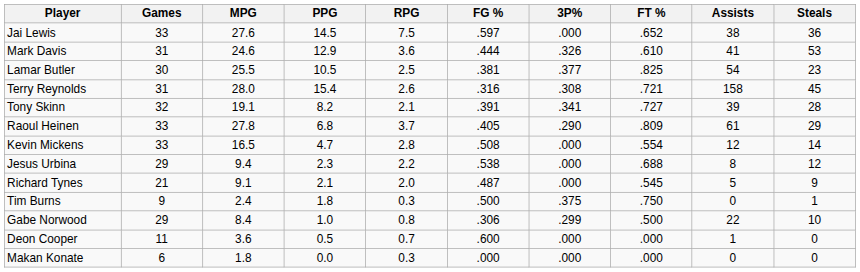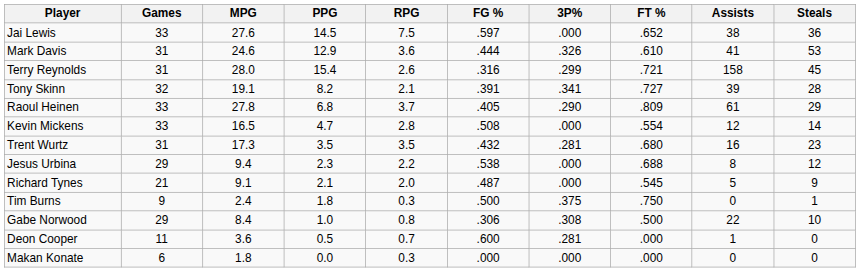- row: (41, 70)
(570, 88) .308 -> (570, 70) .299
+ row: (38, 145)
(570, 220) .299 -> (570, 220) .308
(570, 239) .000 -> (570, 239) .281
